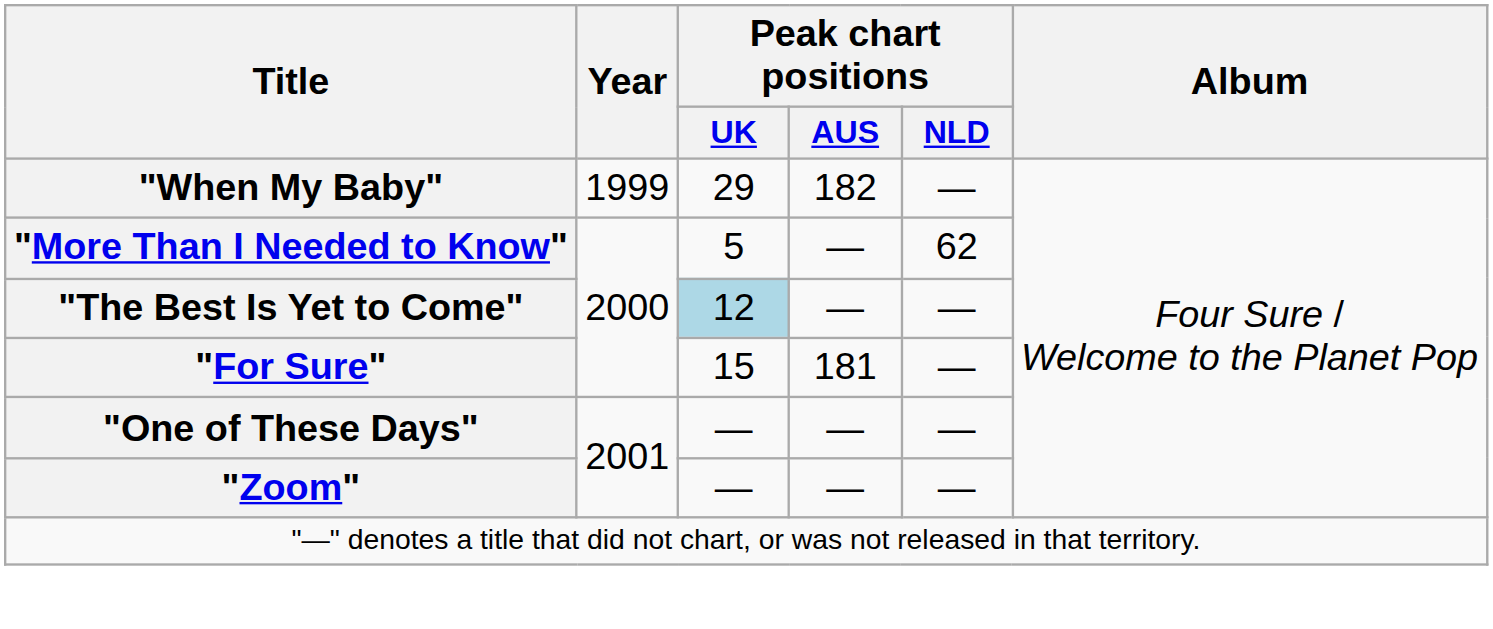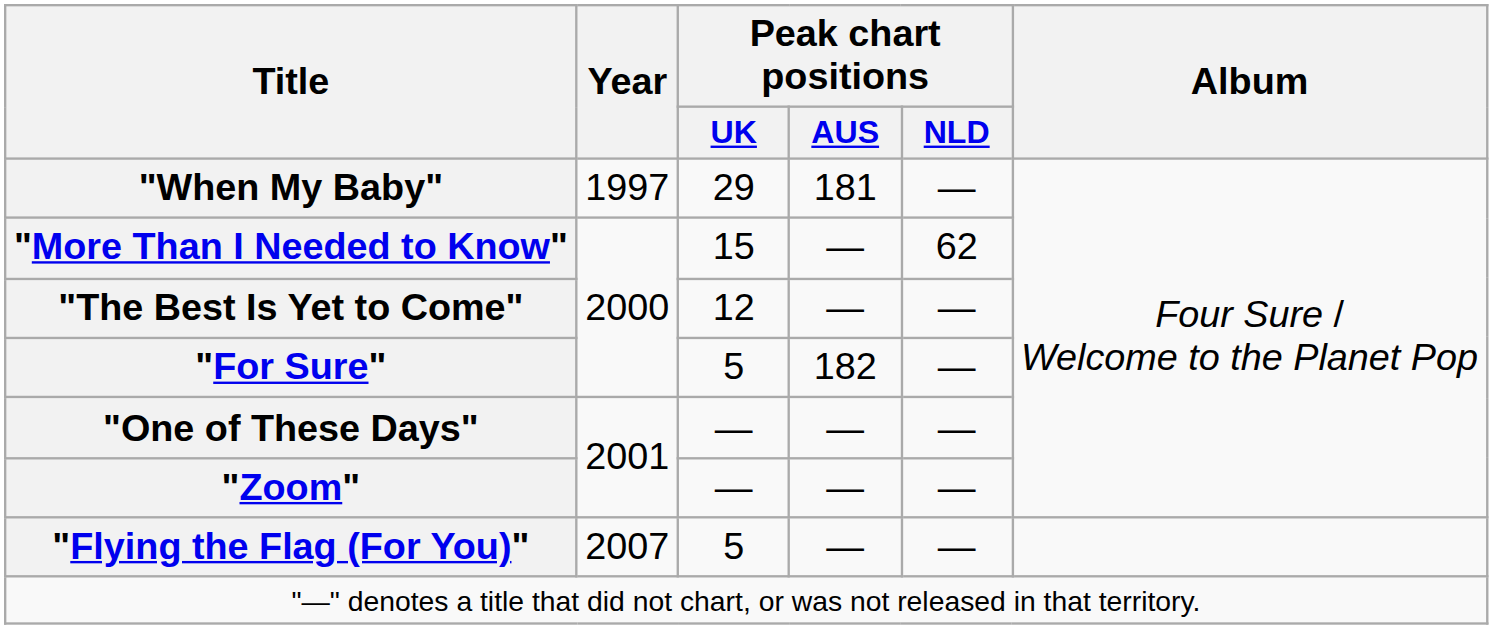(627, 187) 1999 -> (627, 187) 1997
(845, 187) 182 -> (845, 187) 181
(734, 247) 5 -> (734, 247) 15
(734, 307) lightblue background -> (734, 307) no background
(734, 367) 15 -> (734, 367) 5
(845, 367) 181 -> (845, 367) 182
+ row: (291, 546)
